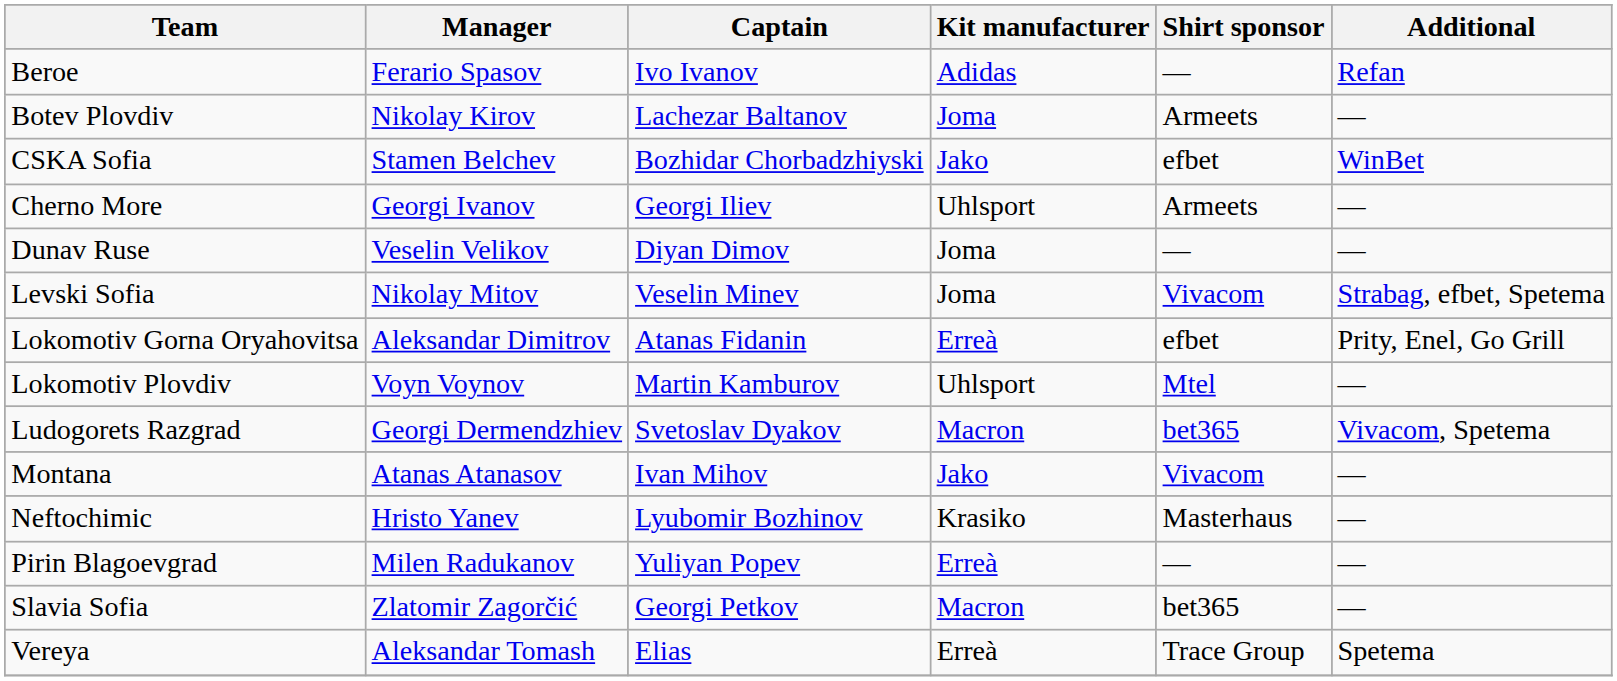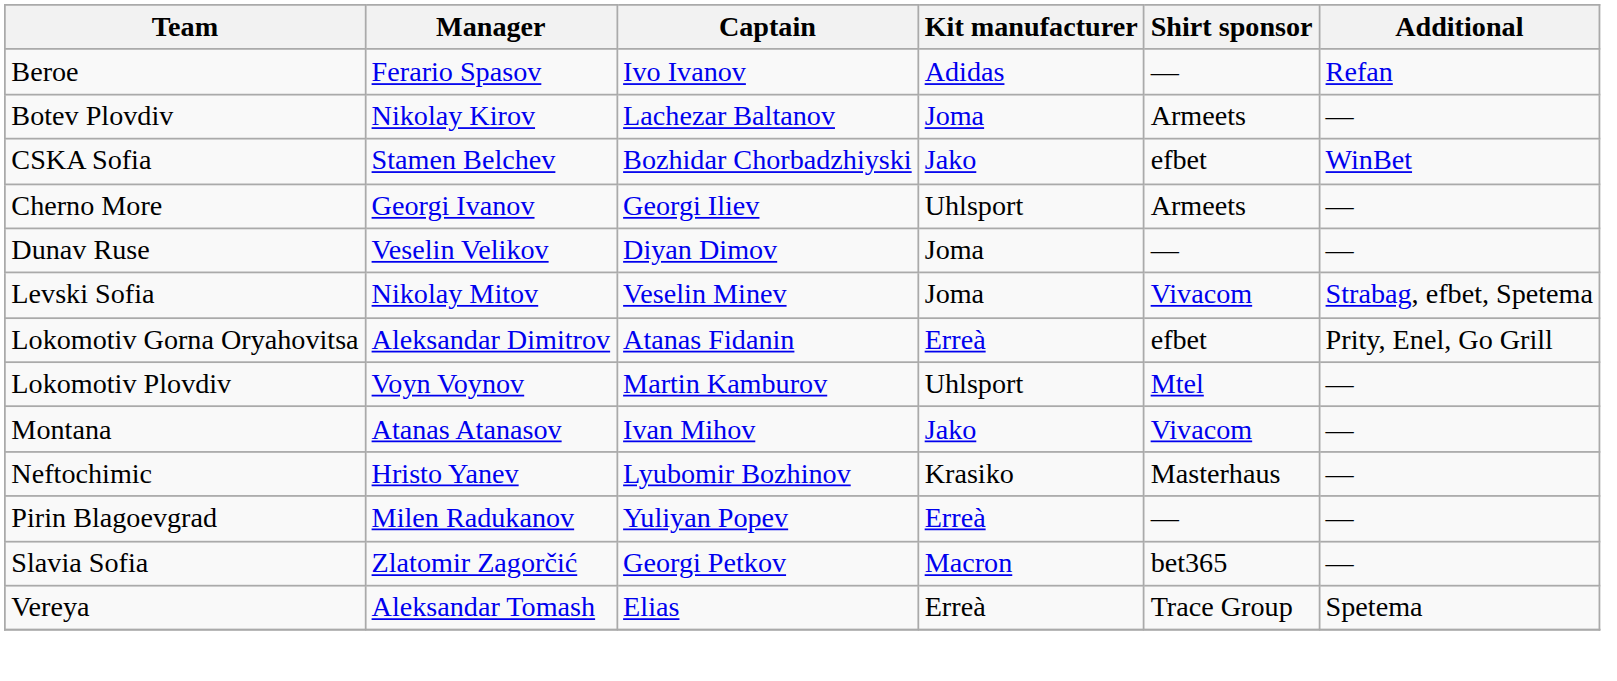- row: (126, 428)
